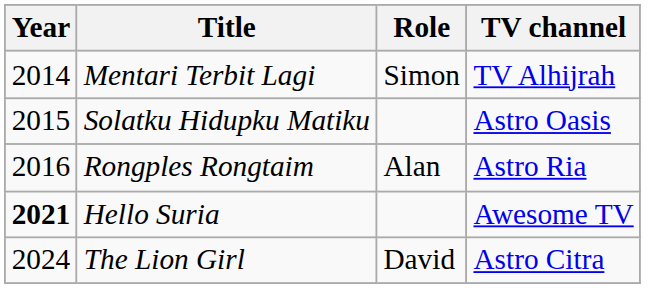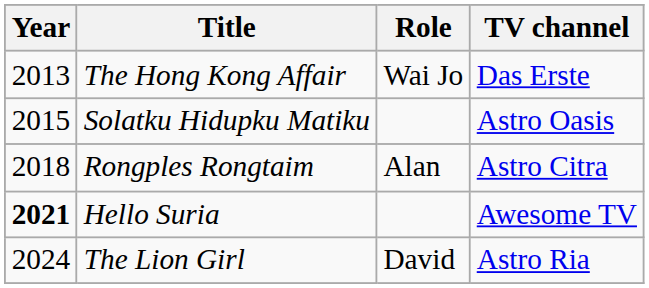+ row: (215, 74)
- row: (200, 74)
(41, 167) 2016 -> (41, 167) 2018
(530, 167) Astro Ria -> (542, 167) Astro Citra
(539, 259) Astro Citra -> (533, 259) Astro Ria
